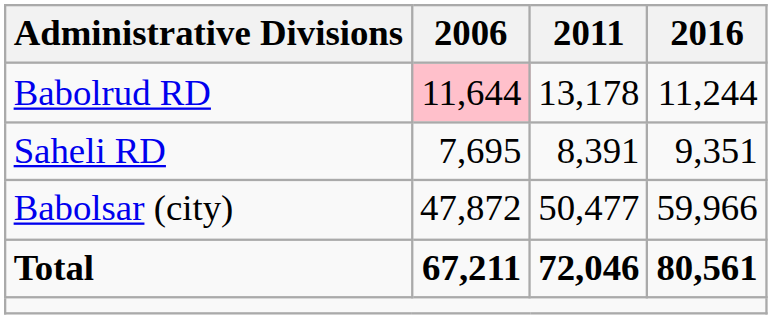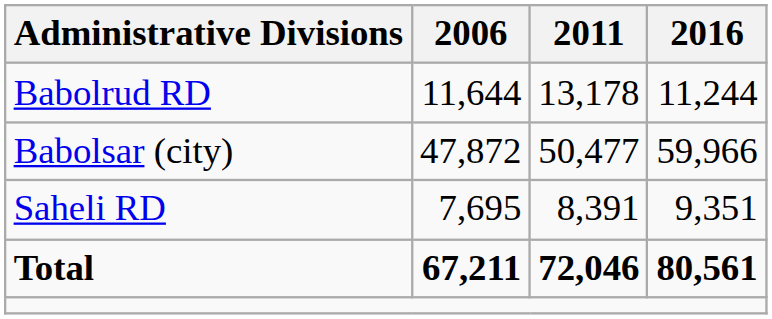(471, 92) pink background -> (471, 92) no background
rows swapped: (90, 150) <-> (123, 208)
